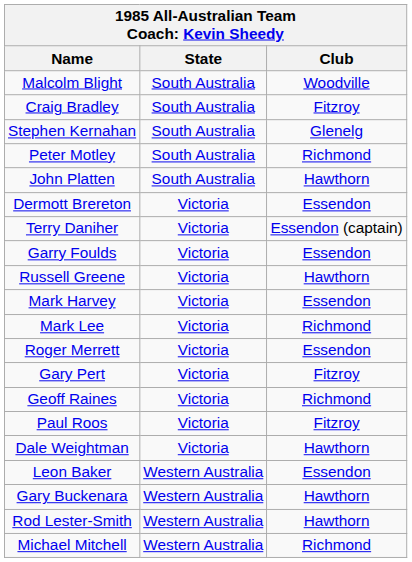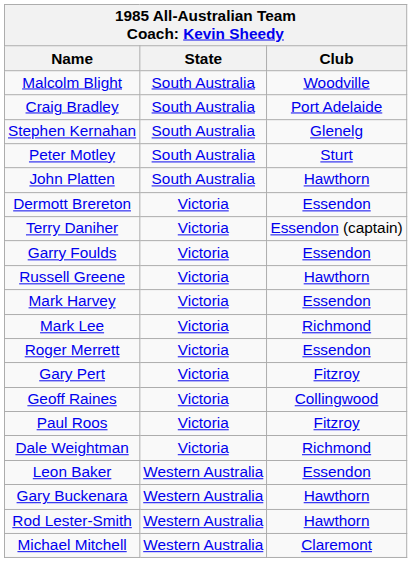(337, 107) Fitzroy -> (337, 107) Port Adelaide
(337, 155) Richmond -> (337, 155) Sturt
(337, 399) Richmond -> (337, 399) Collingwood
(337, 448) Hawthorn -> (337, 448) Richmond
(337, 545) Richmond -> (337, 545) Claremont
